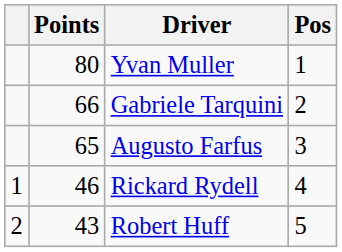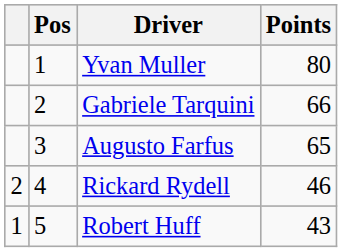columns swapped: (313, 24) <-> (67, 24)
(17, 186) 1 -> (17, 186) 2
(17, 226) 2 -> (17, 226) 1
